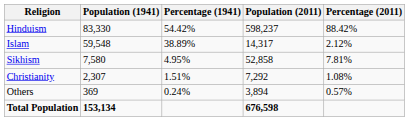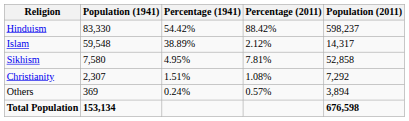columns swapped: (283, 12) <-> (364, 12)
